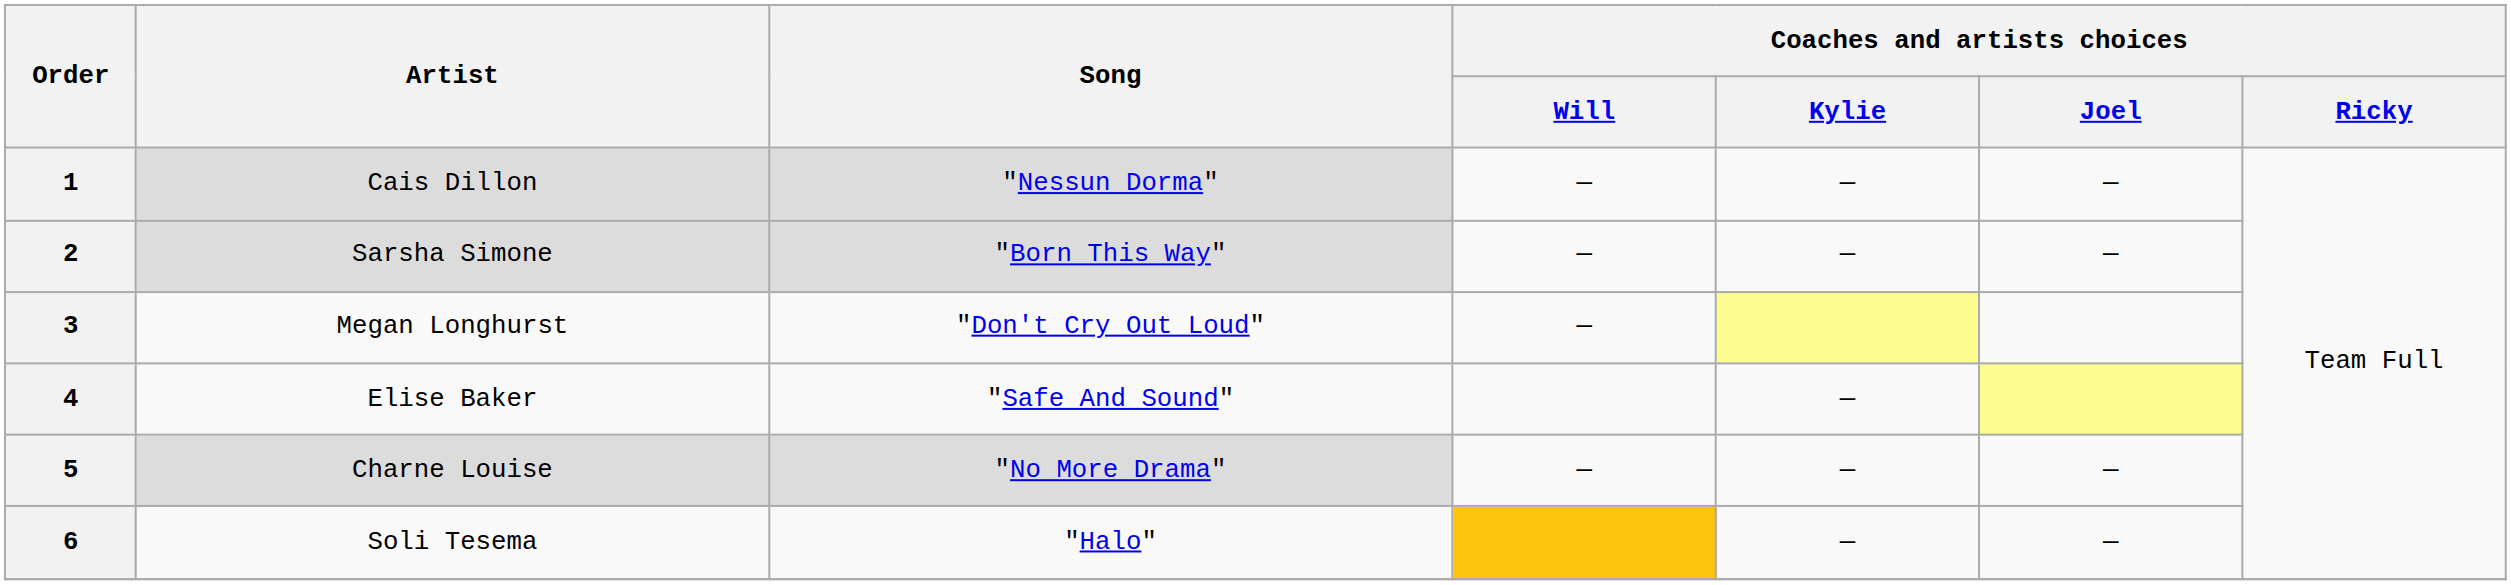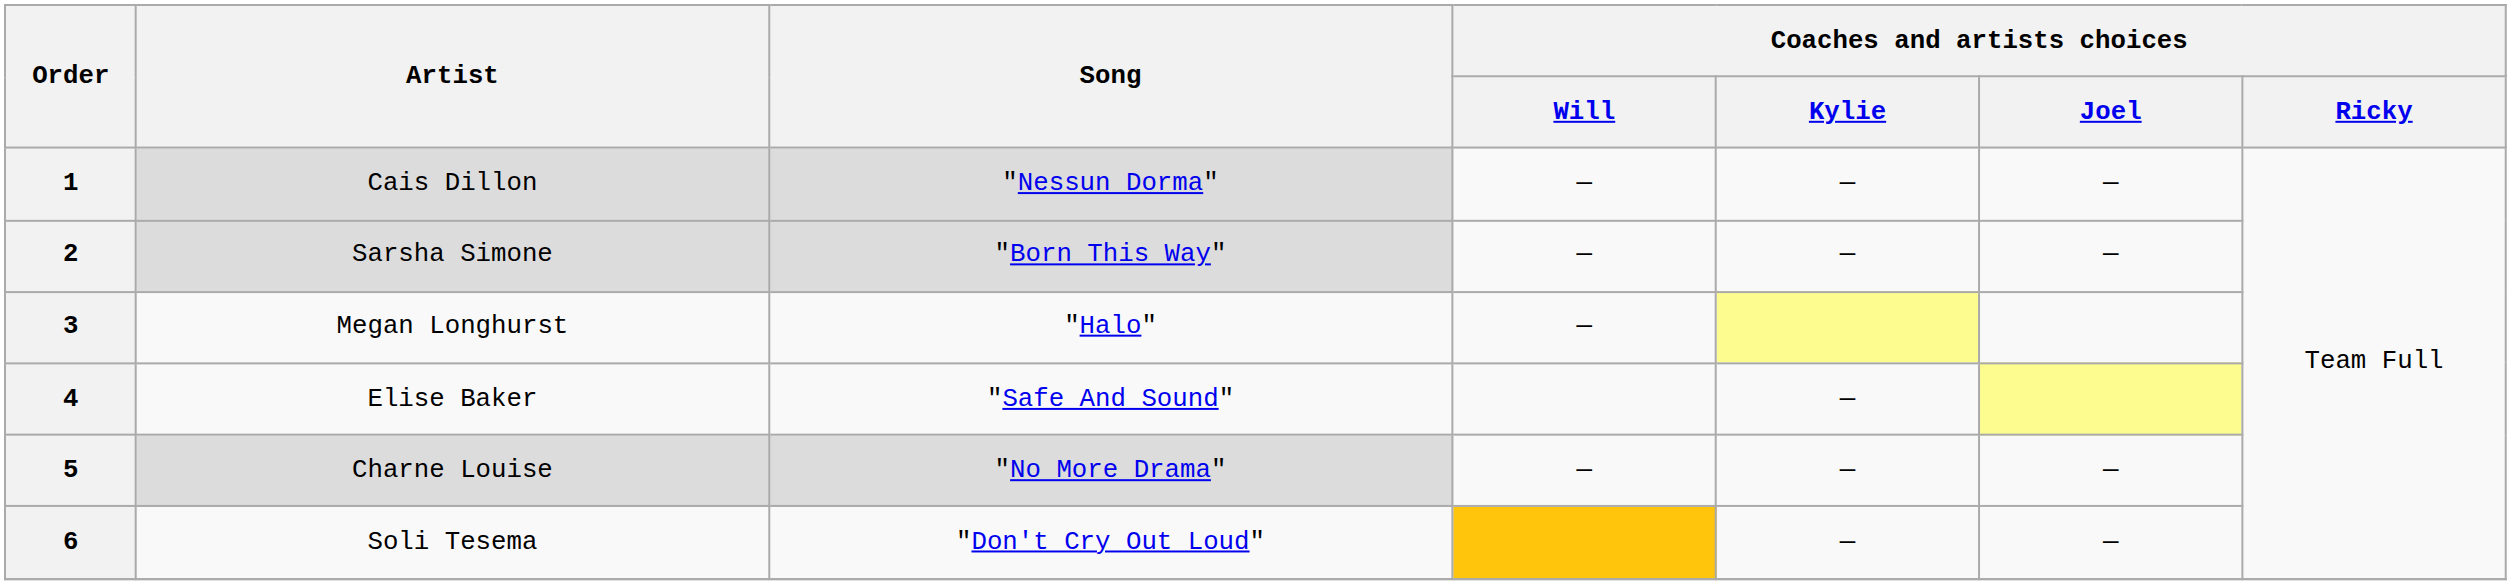(1111, 326) "Don't Cry Out Loud" -> (1111, 326) "Halo"
(1111, 541) "Halo" -> (1111, 541) "Don't Cry Out Loud"
